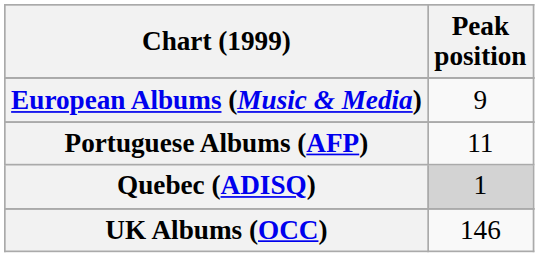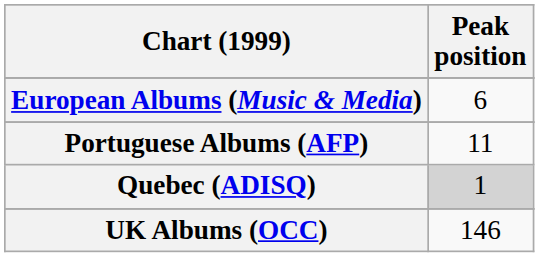(480, 99) 9 -> (480, 99) 6
